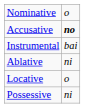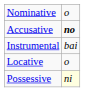- row: (25, 62)
(68, 95) no background -> (68, 78) lightyellow background
